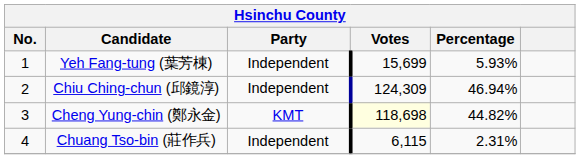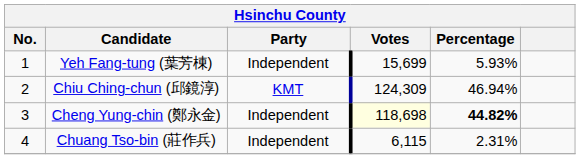(295, 88) Independent -> (288, 89) KMT
(288, 115) KMT -> (295, 114) Independent
(493, 115) normal -> (493, 115) bold
